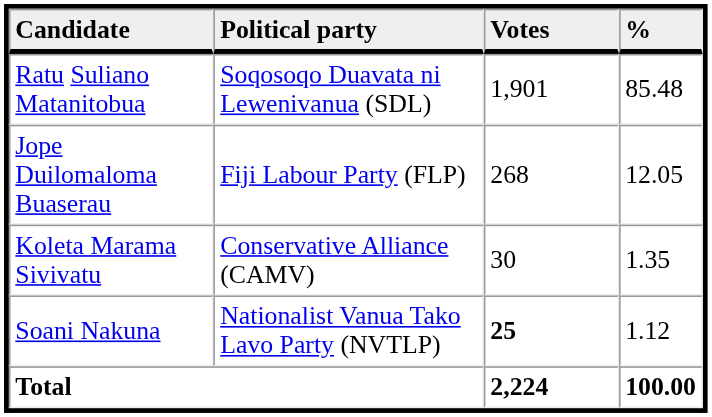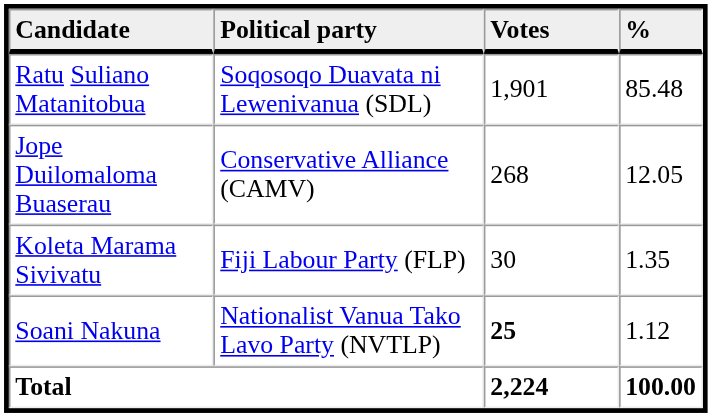(343, 174) Fiji Labour Party (FLP) -> (334, 174) Conservative Alliance (CAMV)
(334, 259) Conservative Alliance (CAMV) -> (343, 259) Fiji Labour Party (FLP)
